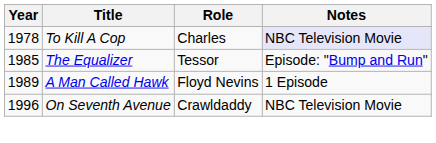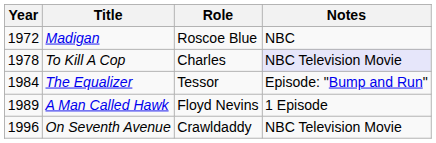+ row: (73, 37)
(23, 60) 1985 -> (23, 82) 1984
